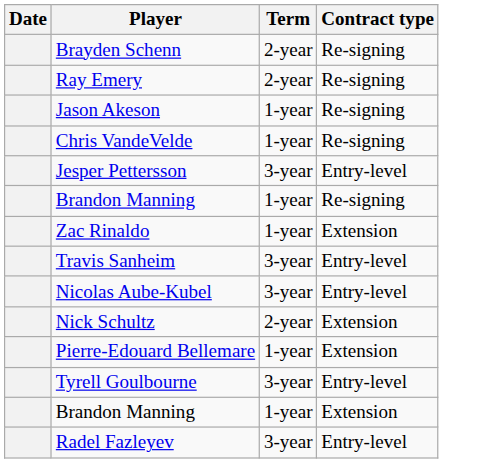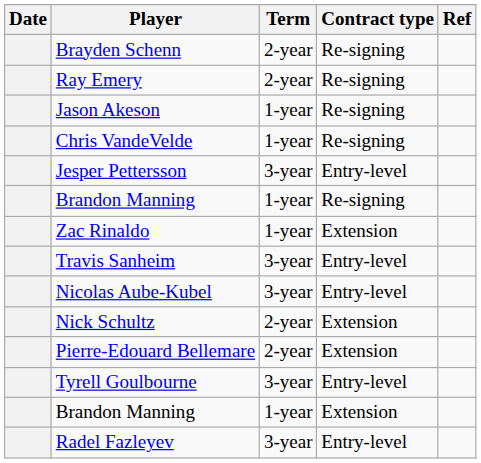+ column: (457, 19)
(288, 351) 1-year -> (288, 351) 2-year
